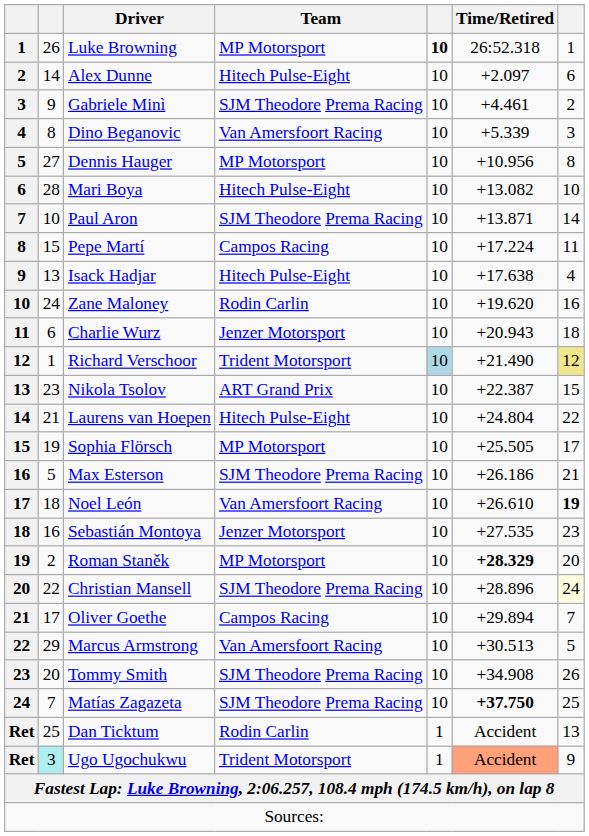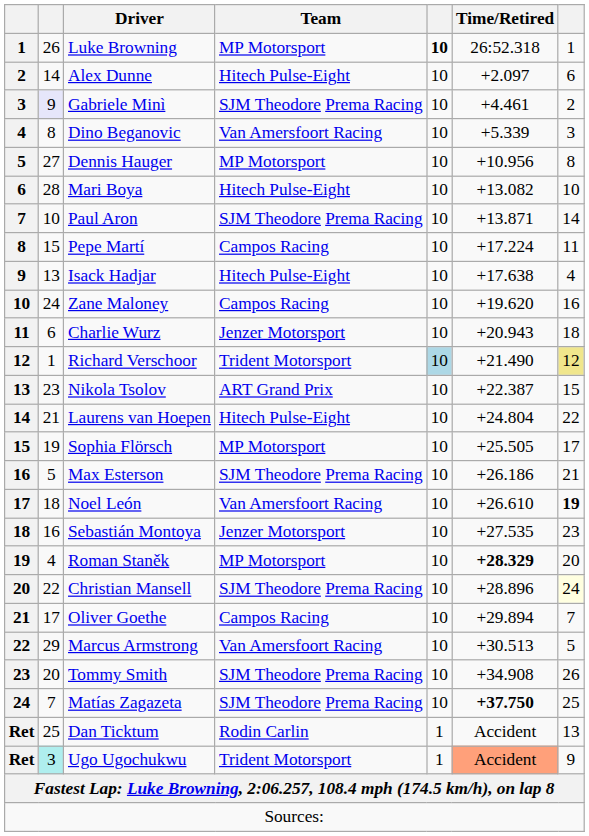(51, 104) no background -> (51, 104) lavender background
(264, 304) Rodin Carlin -> (274, 304) Campos Racing
(51, 560) 2 -> (51, 560) 4
